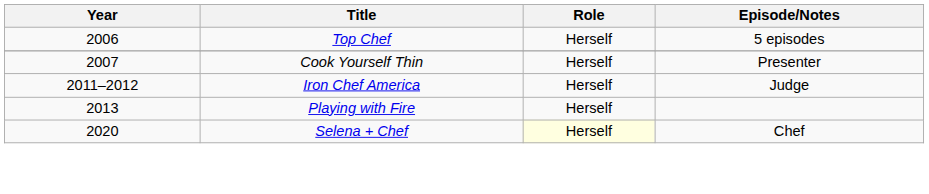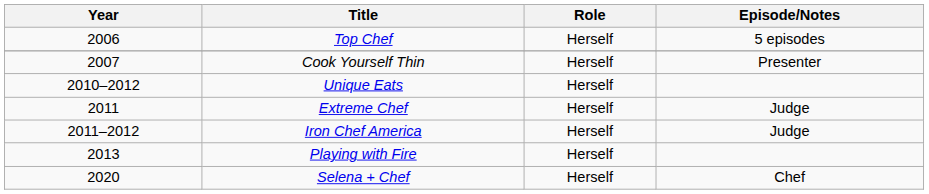+ row: (363, 85)
+ row: (363, 108)
(589, 131) lightyellow background -> (590, 177) no background
